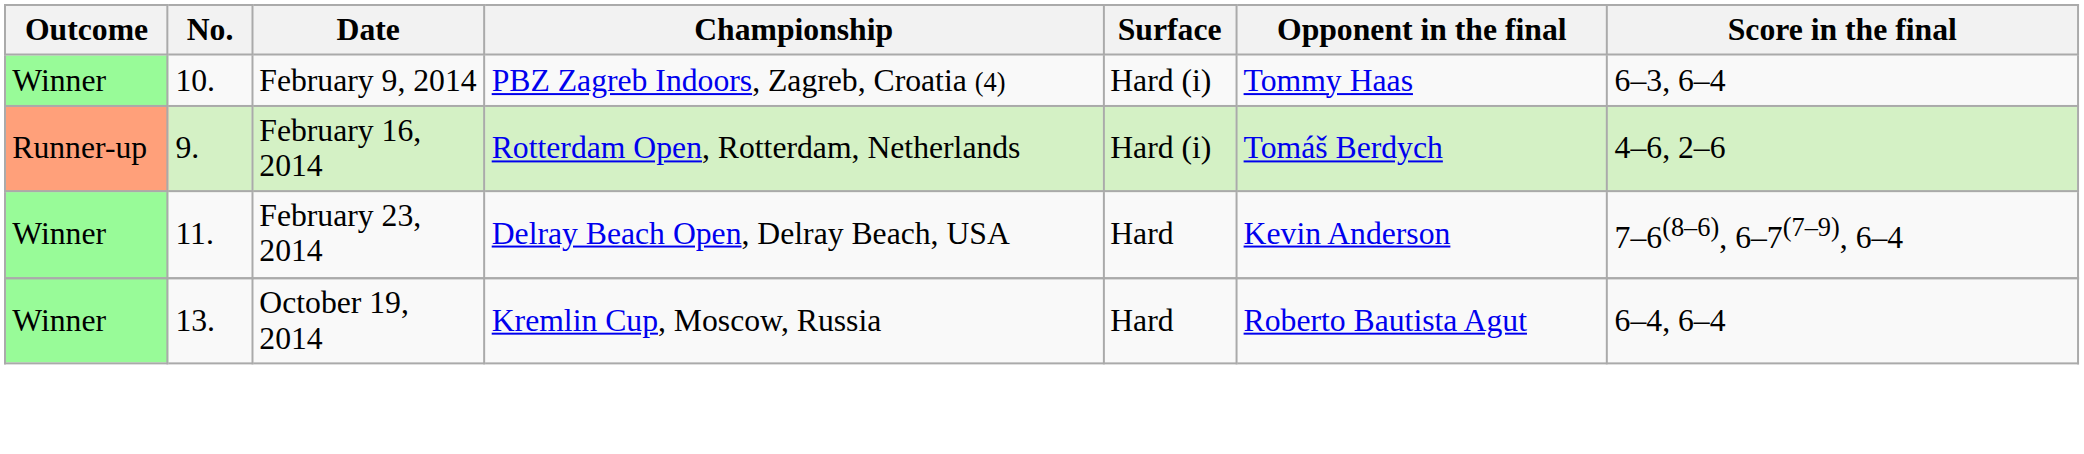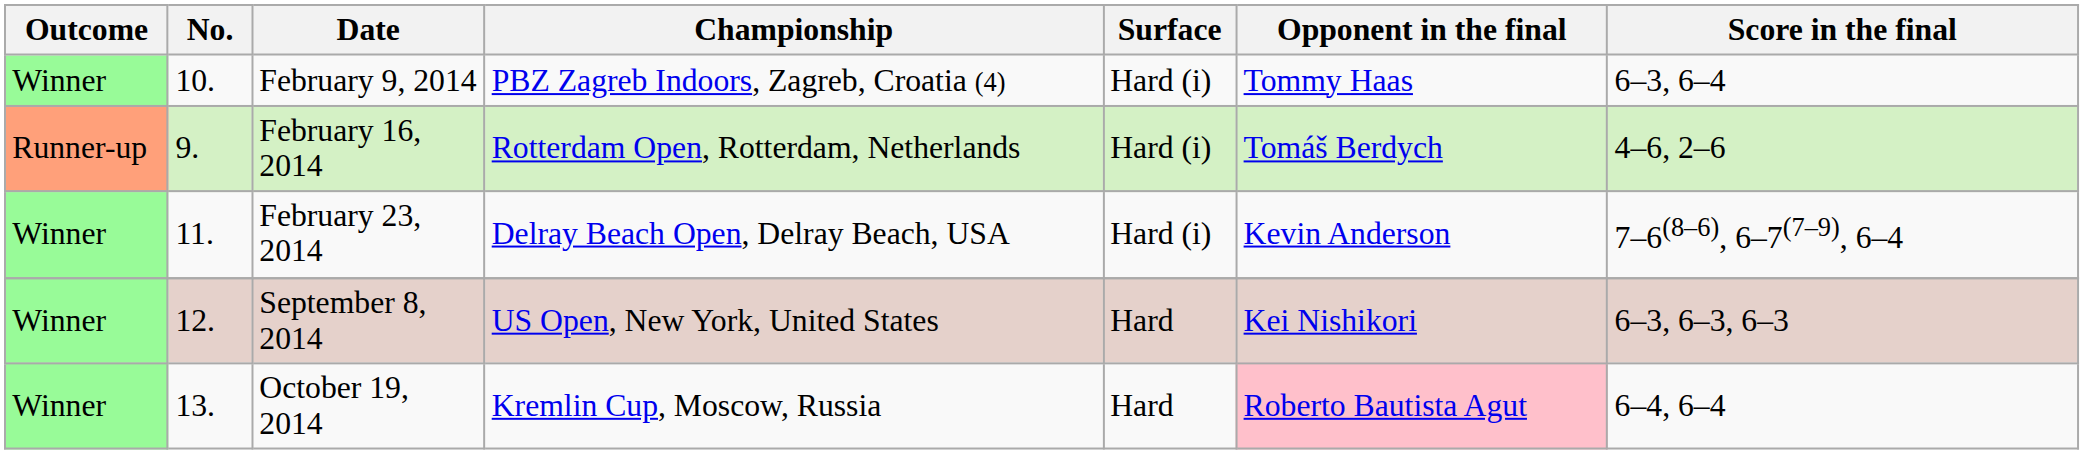(1142, 233) Hard -> (1161, 233) Hard (i)
+ row: (343, 319)
(1385, 319) no background -> (1385, 405) pink background
